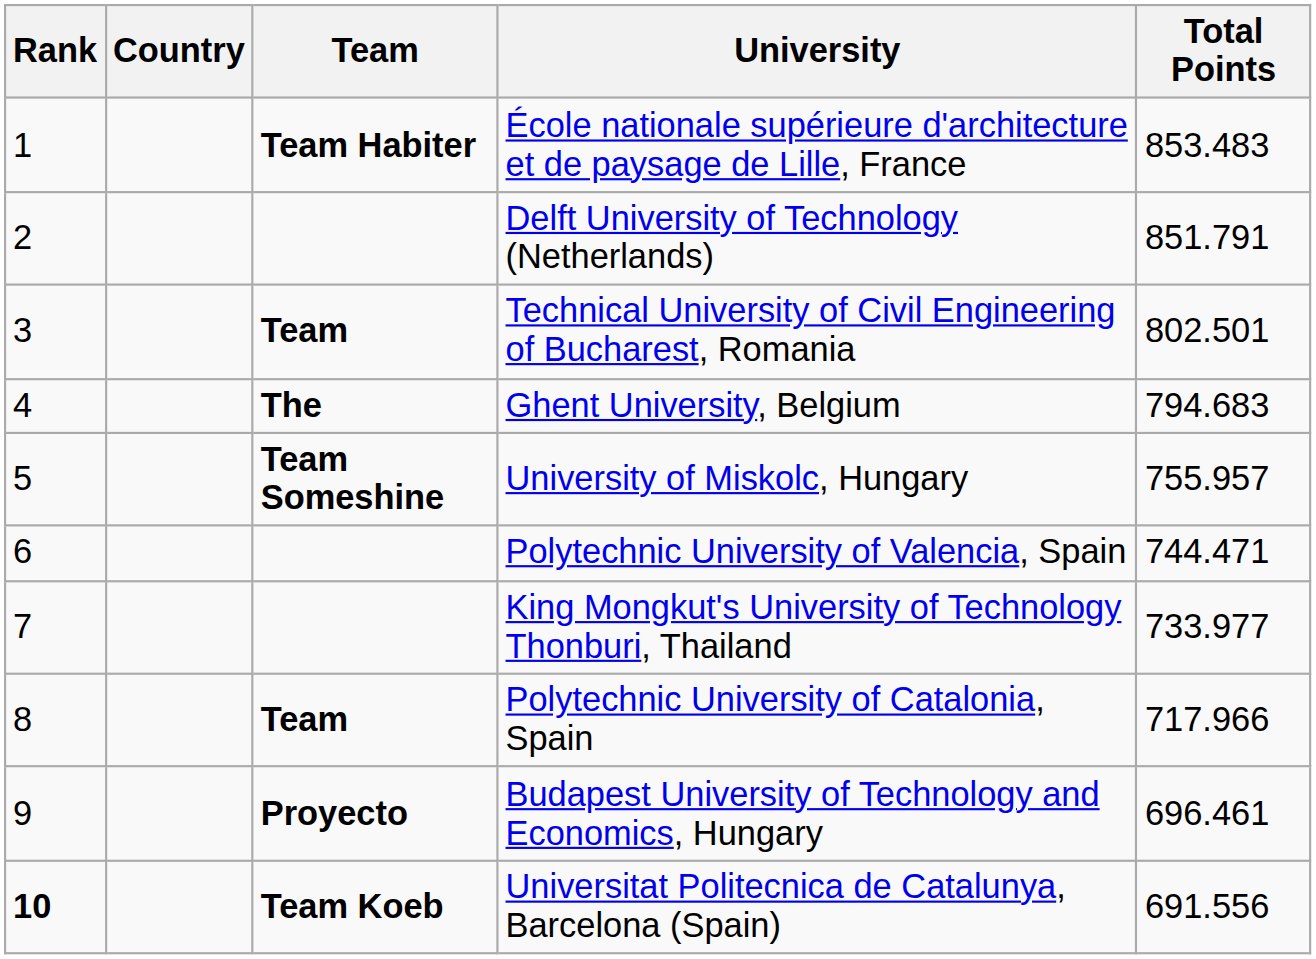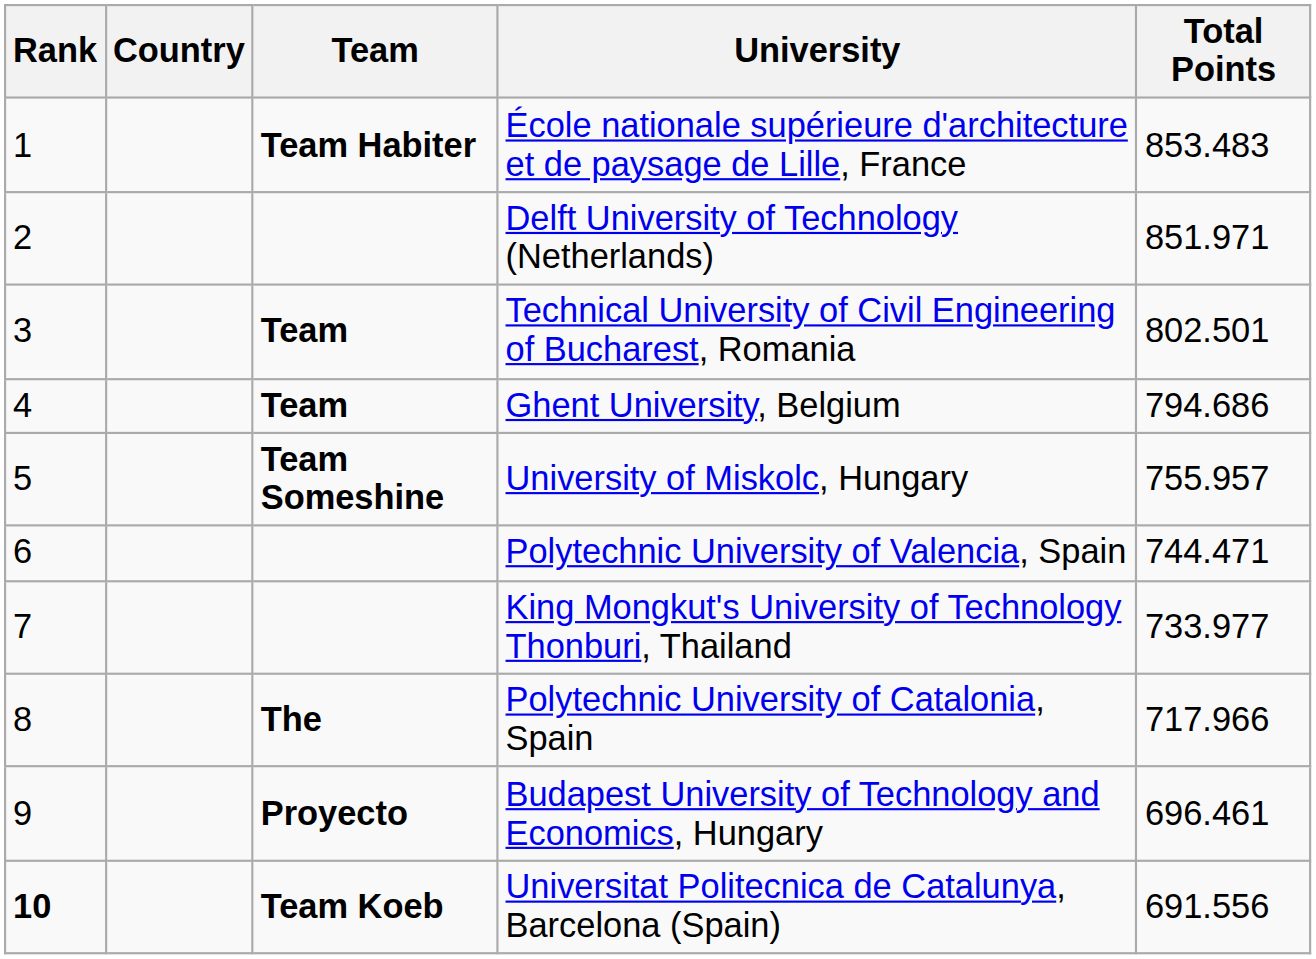(1207, 237) 851.791 -> (1207, 237) 851.971
(291, 404) The -> (304, 404) Team
(1207, 404) 794.683 -> (1207, 404) 794.686
(304, 719) Team -> (291, 719) The
